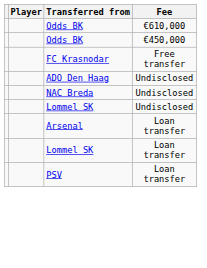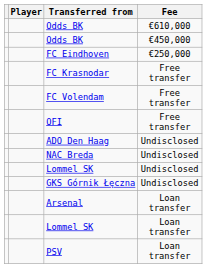+ row: (78, 54)
+ row: (75, 97)
+ row: (54, 122)
+ row: (91, 184)
